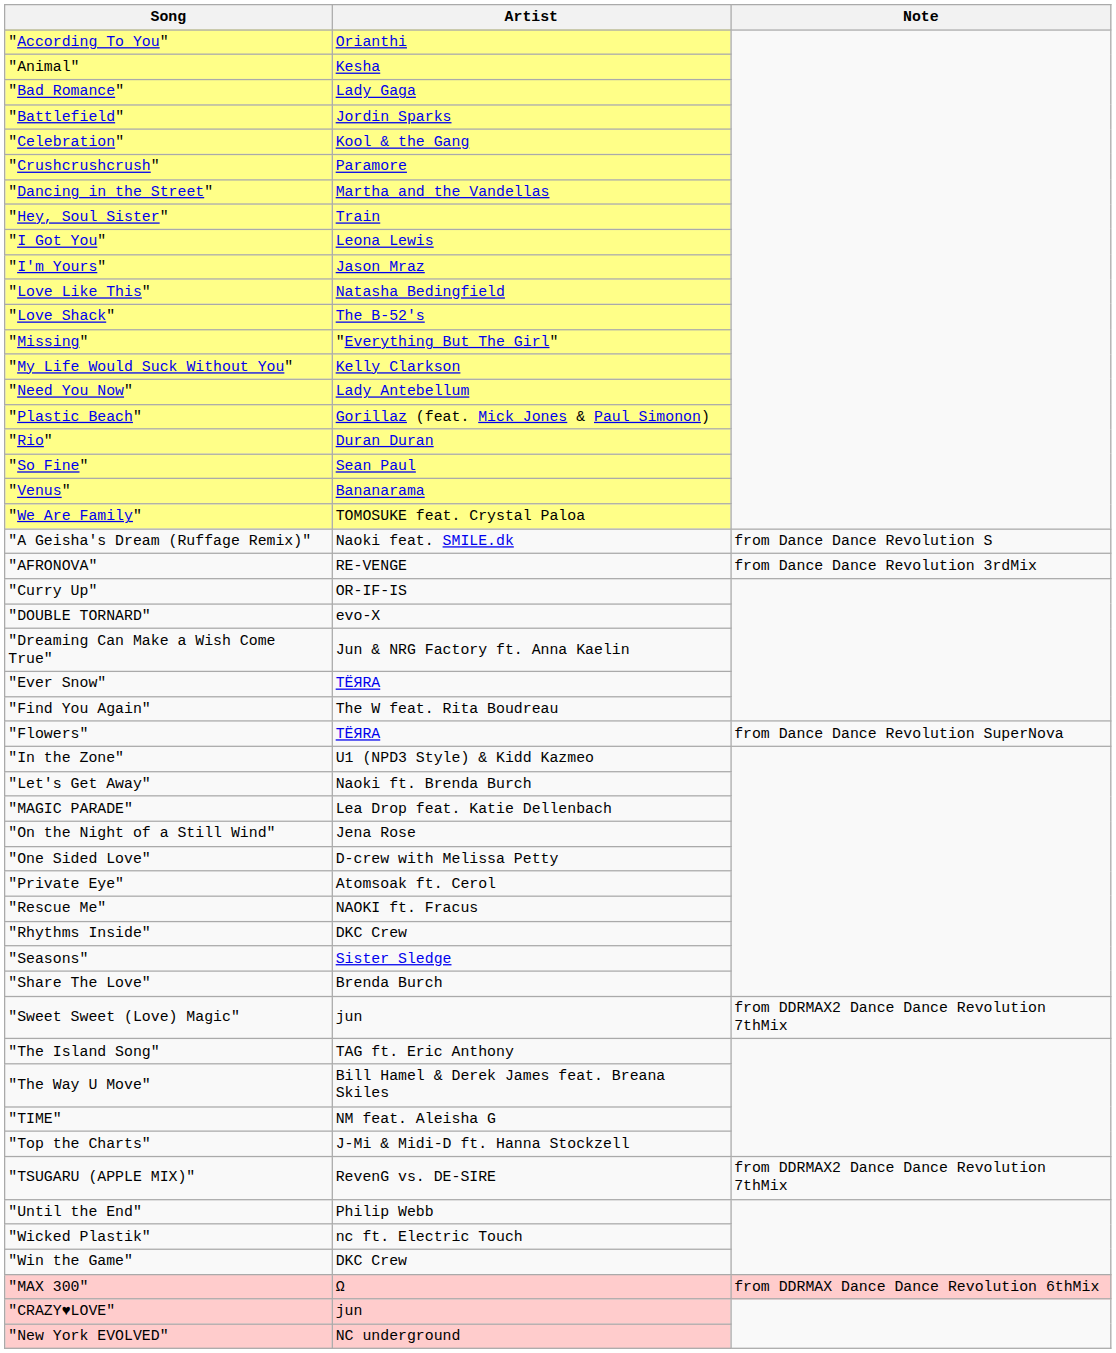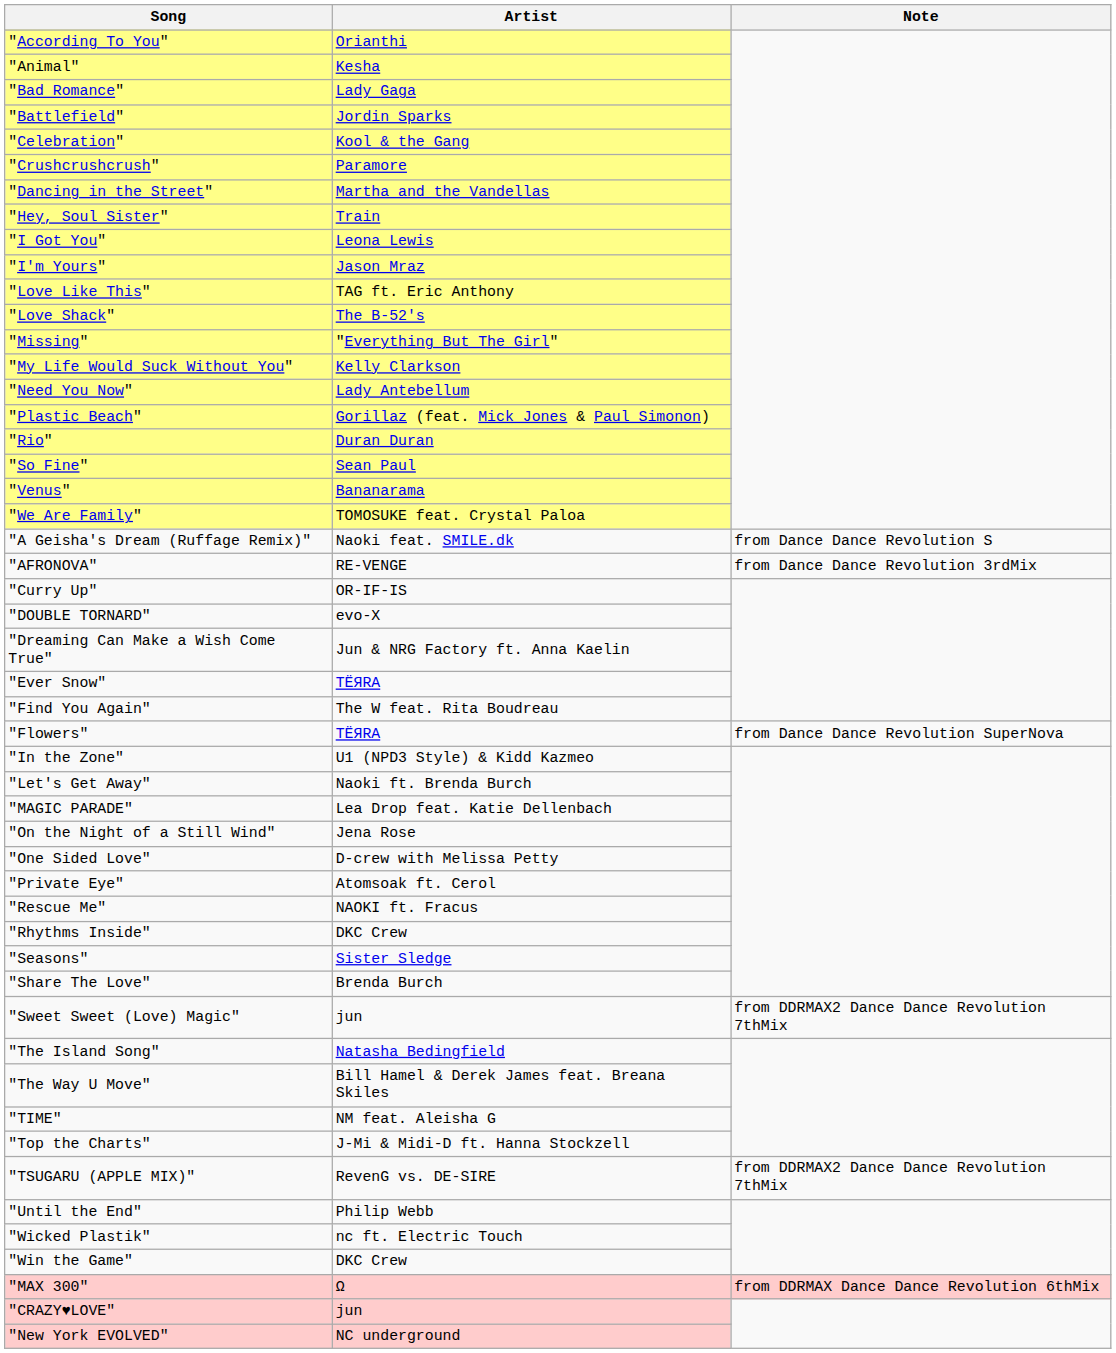(420, 291) Natasha Bedingfield -> (425, 291) TAG ft. Eric Anthony
(425, 1051) TAG ft. Eric Anthony -> (420, 1051) Natasha Bedingfield
